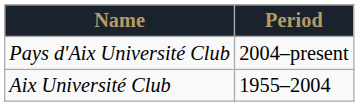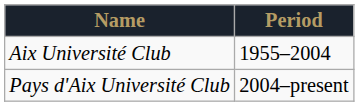rows swapped: (90, 85) <-> (120, 52)
